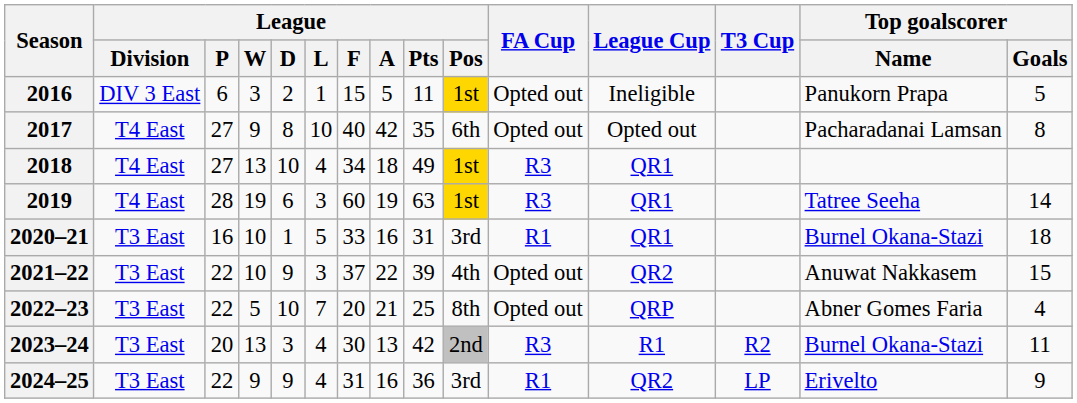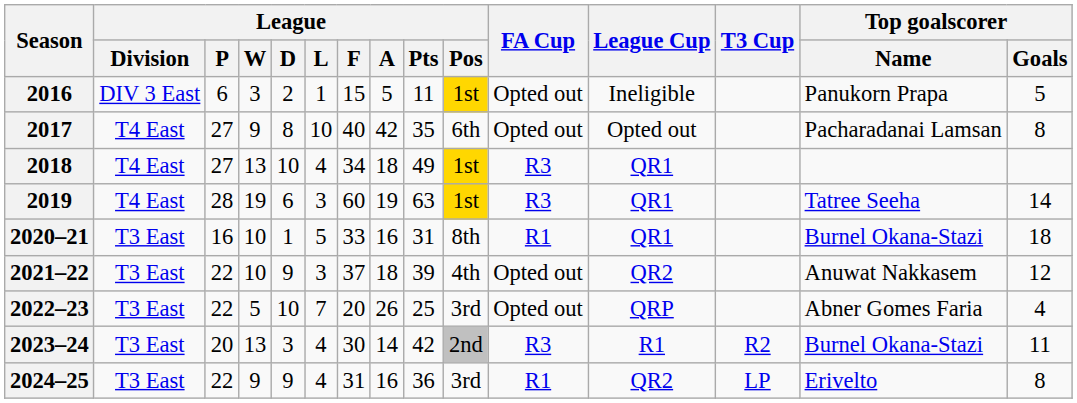(466, 237) 3rd -> (466, 237) 8th
(387, 272) 22 -> (387, 272) 18
(1040, 272) 15 -> (1040, 272) 12
(387, 308) 21 -> (387, 308) 26
(466, 308) 8th -> (466, 308) 3rd
(387, 344) 13 -> (387, 344) 14
(1040, 380) 9 -> (1040, 380) 8
